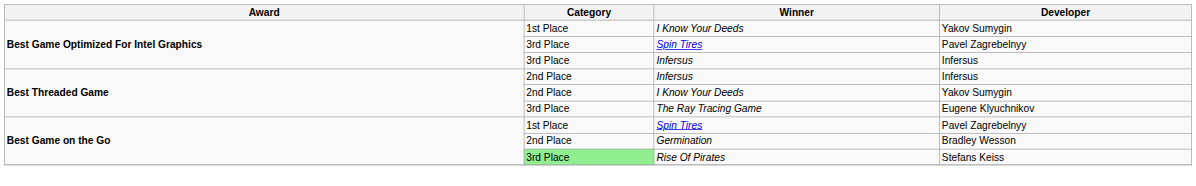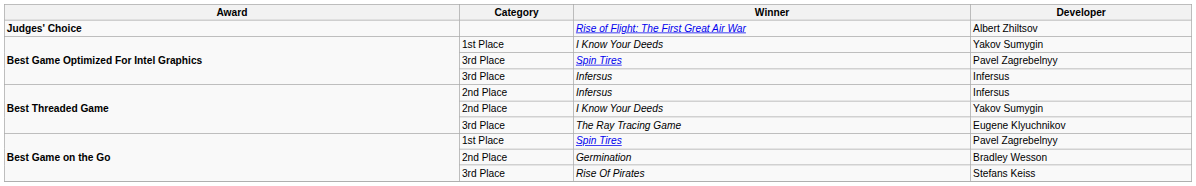+ row: (44, 28)
(548, 157) lightgreen background -> (483, 173) no background
